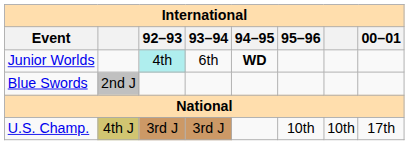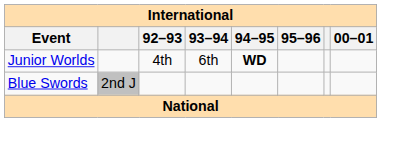(162, 60) paleturquoise background -> (162, 60) no background
- row: (48, 128)
